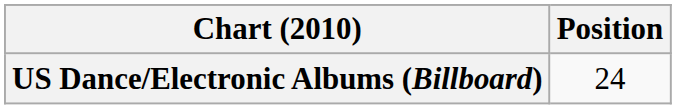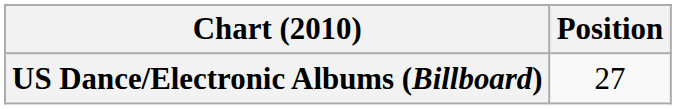(610, 77) 24 -> (610, 77) 27
